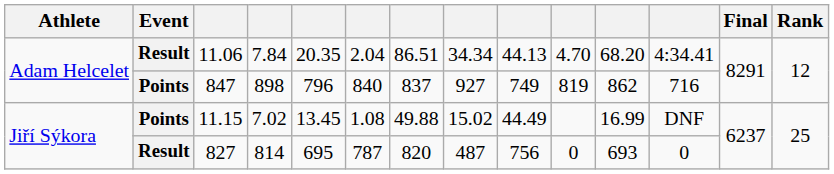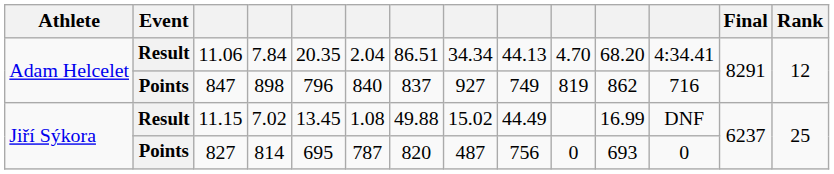(164, 119) Points -> (164, 119) Result
(164, 152) Result -> (164, 152) Points
